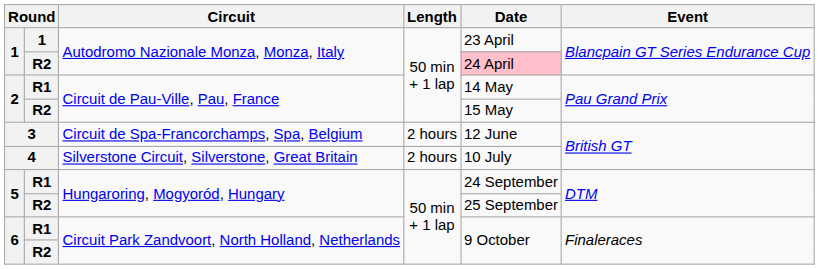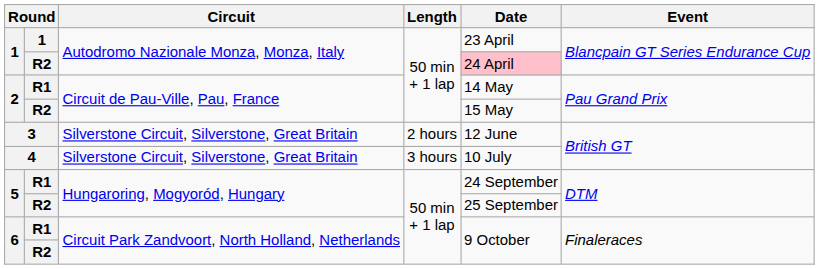(213, 134) Circuit de Spa-Francorchamps, Spa, Belgium -> (210, 134) Silverstone Circuit, Silverstone, Great Britain
(432, 157) 2 hours -> (432, 157) 3 hours
